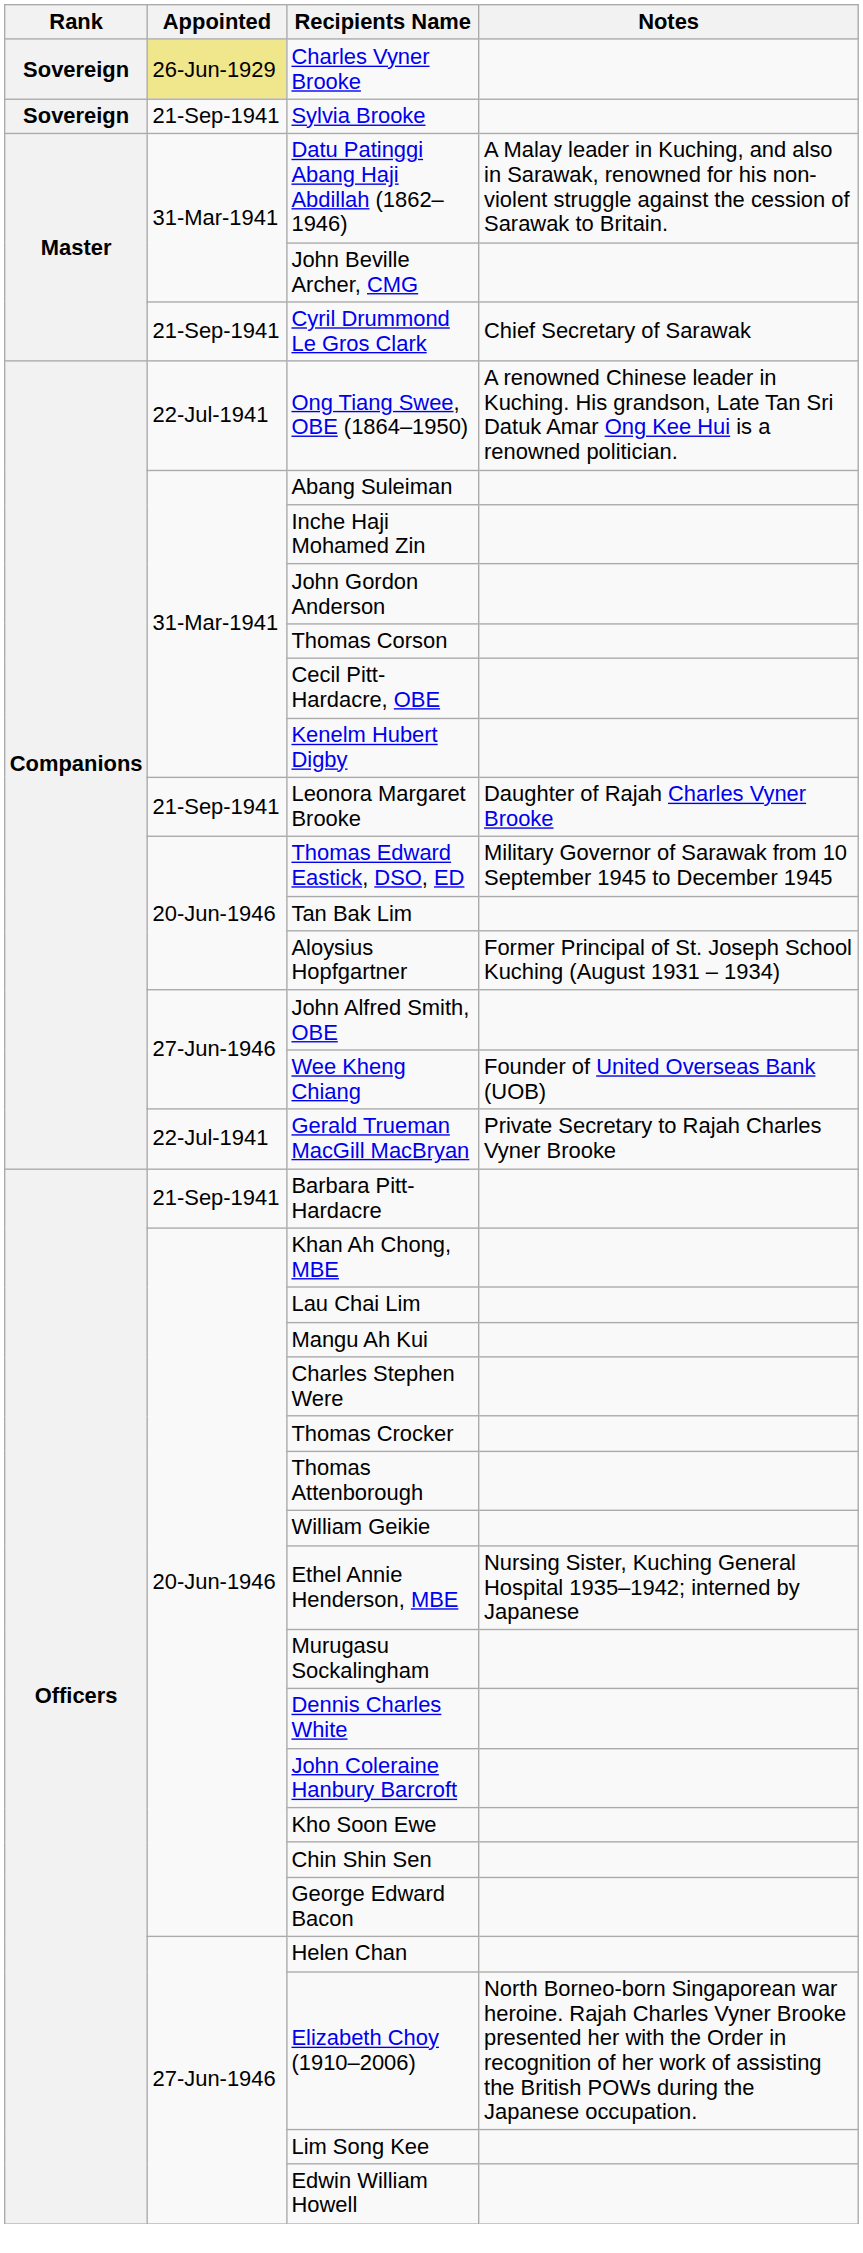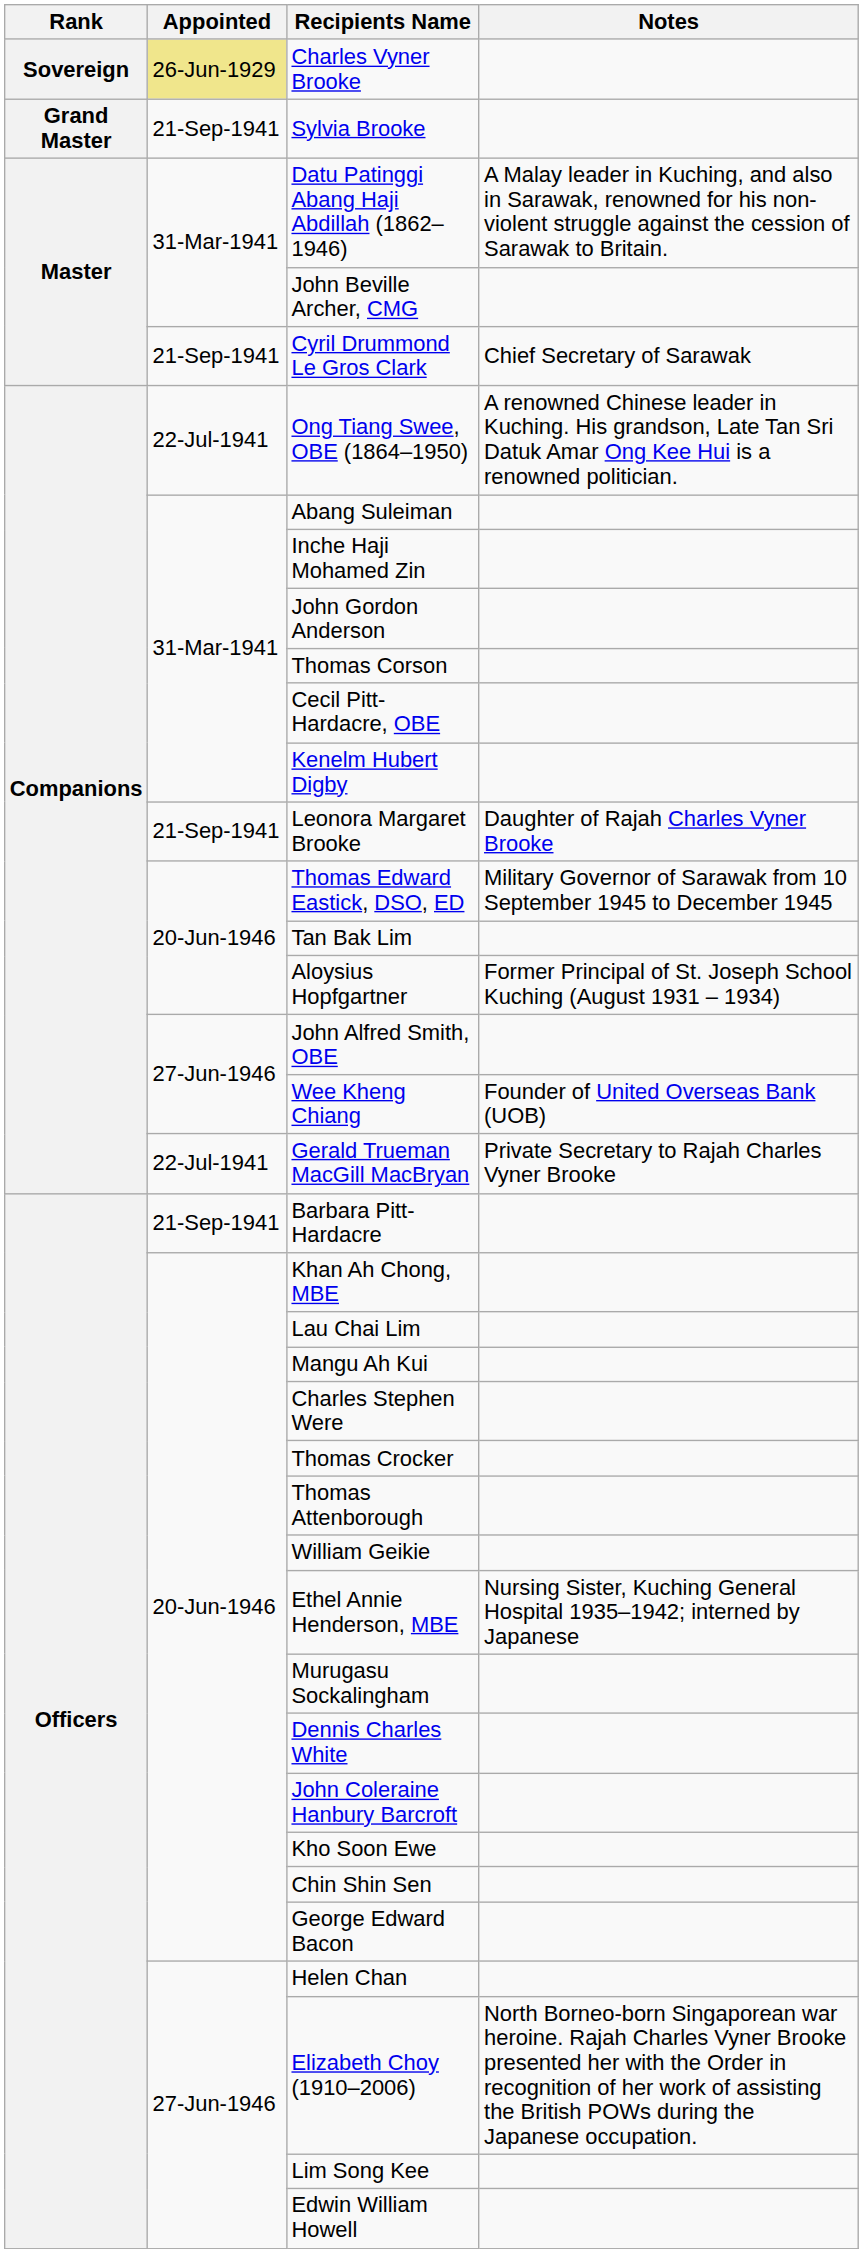(76, 116) Sovereign -> (76, 128) Grand Master
